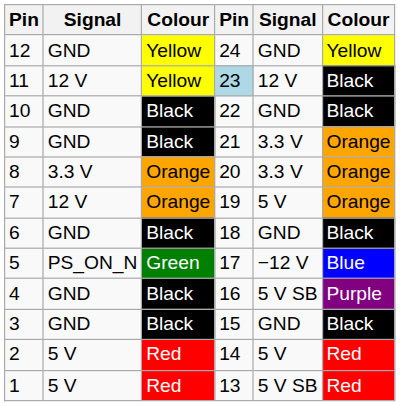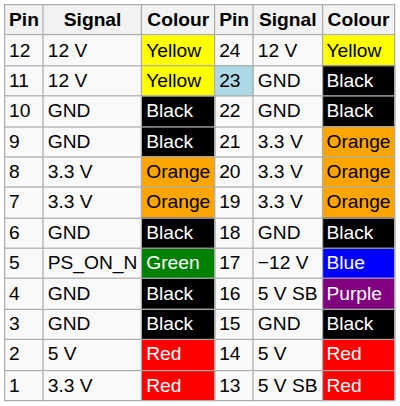(69, 50) GND -> (67, 50) 12 V
(279, 50) GND -> (278, 50) 12 V
(278, 80) 12 V -> (279, 80) GND
(67, 202) 12 V -> (70, 202) 3.3 V
(272, 202) 5 V -> (280, 202) 3.3 V
(62, 385) 5 V -> (70, 385) 3.3 V
